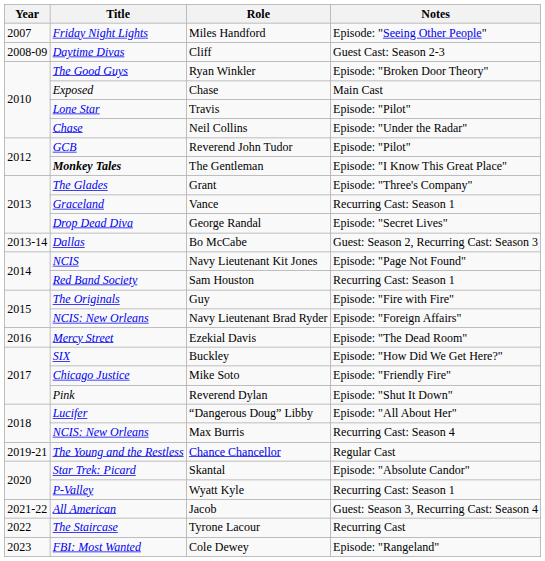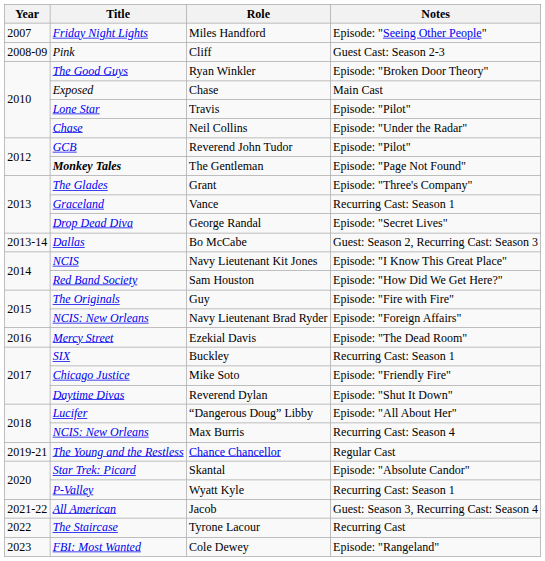(88, 52) Daytime Divas -> (64, 52) Pink
(420, 166) Episode: "I Know This Great Place" -> (400, 166) Episode: "Page Not Found"
(400, 261) Episode: "Page Not Found" -> (420, 261) Episode: "I Know This Great Place"
(394, 280) Recurring Cast: Season 1 -> (418, 280) Episode: "How Did We Get Here?"
(418, 356) Episode: "How Did We Get Here?" -> (394, 356) Recurring Cast: Season 1
(64, 394) Pink -> (88, 394) Daytime Divas
